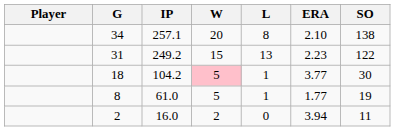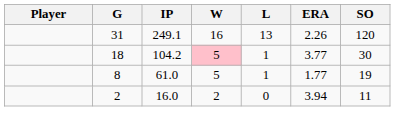- row: (117, 34)
(167, 55) 249.2 -> (167, 34) 249.1
(216, 55) 15 -> (216, 34) 16
(316, 55) 2.23 -> (316, 34) 2.26
(365, 55) 122 -> (365, 34) 120
